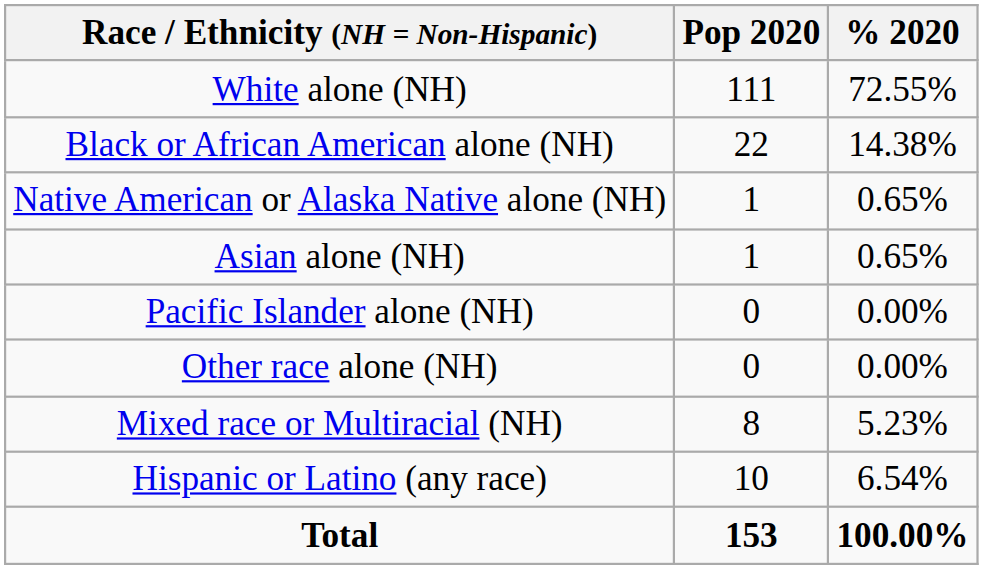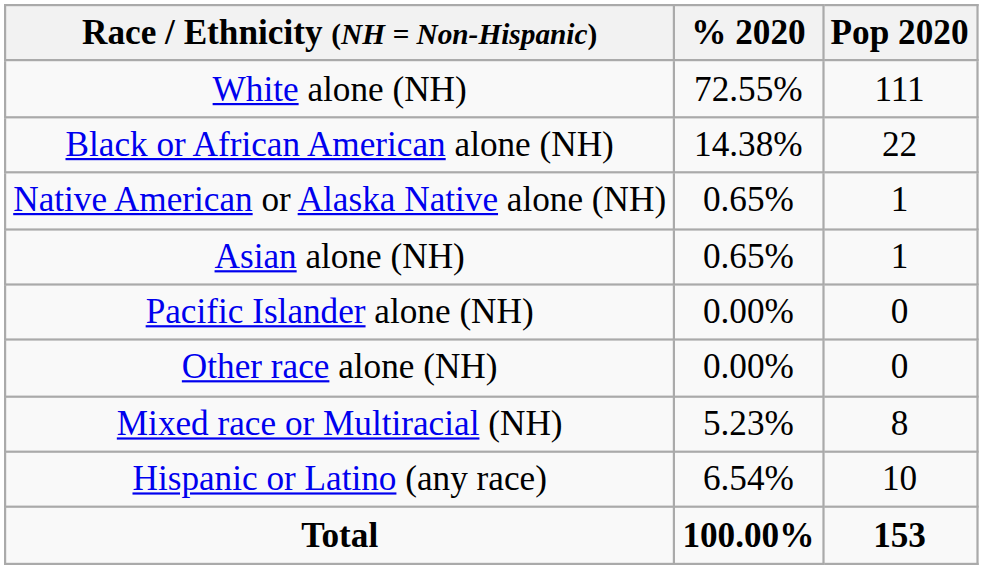columns swapped: (751, 32) <-> (902, 32)
